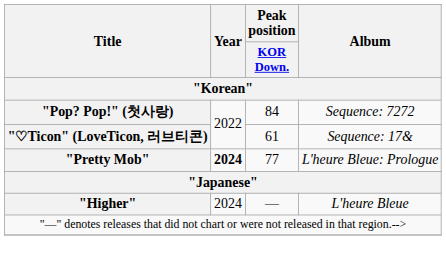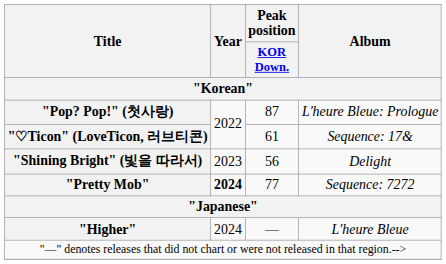(272, 112) 84 -> (272, 112) 87
(370, 112) Sequence: 7272 -> (370, 112) L'heure Bleue: Prologue
+ row: (108, 161)
(370, 160) L'heure Bleue: Prologue -> (370, 184) Sequence: 7272
